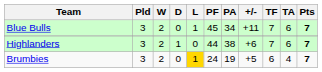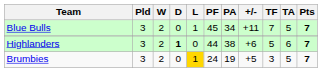(289, 28) 6 -> (289, 28) 5
(178, 43) normal -> (178, 43) bold
(272, 43) 7 -> (272, 43) 5
(272, 59) 6 -> (272, 59) 3
(289, 59) 4 -> (289, 59) 5
